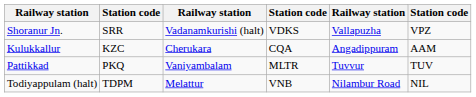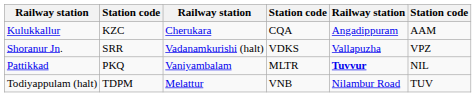rows swapped: (35, 30) <-> (34, 48)
(348, 65) normal -> (349, 65) bold
(422, 65) TUV -> (419, 65) NIL
(419, 83) NIL -> (422, 83) TUV
